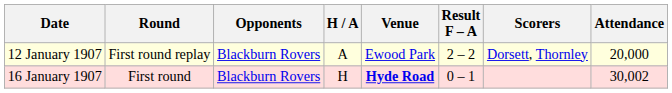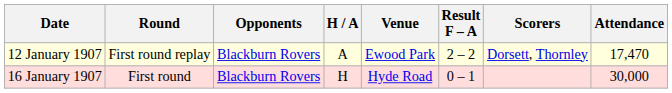(629, 54) 20,000 -> (629, 54) 17,470
(400, 76) bold -> (400, 76) normal
(629, 76) 30,002 -> (629, 76) 30,000
